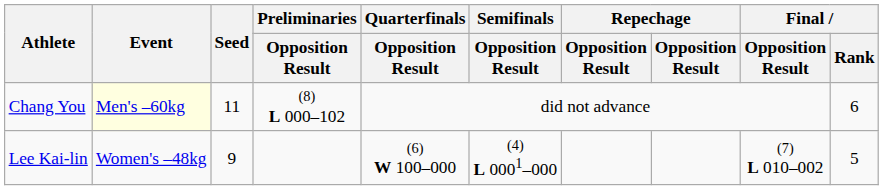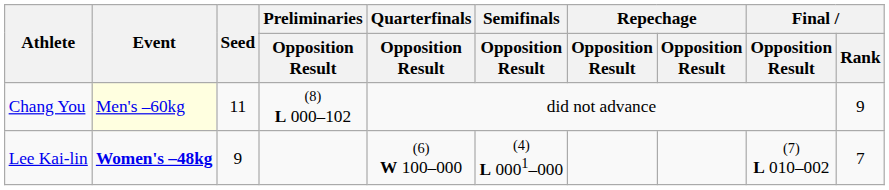(854, 106) 6 -> (860, 106) 9
(151, 157) normal -> (154, 157) bold
(854, 157) 5 -> (860, 157) 7
